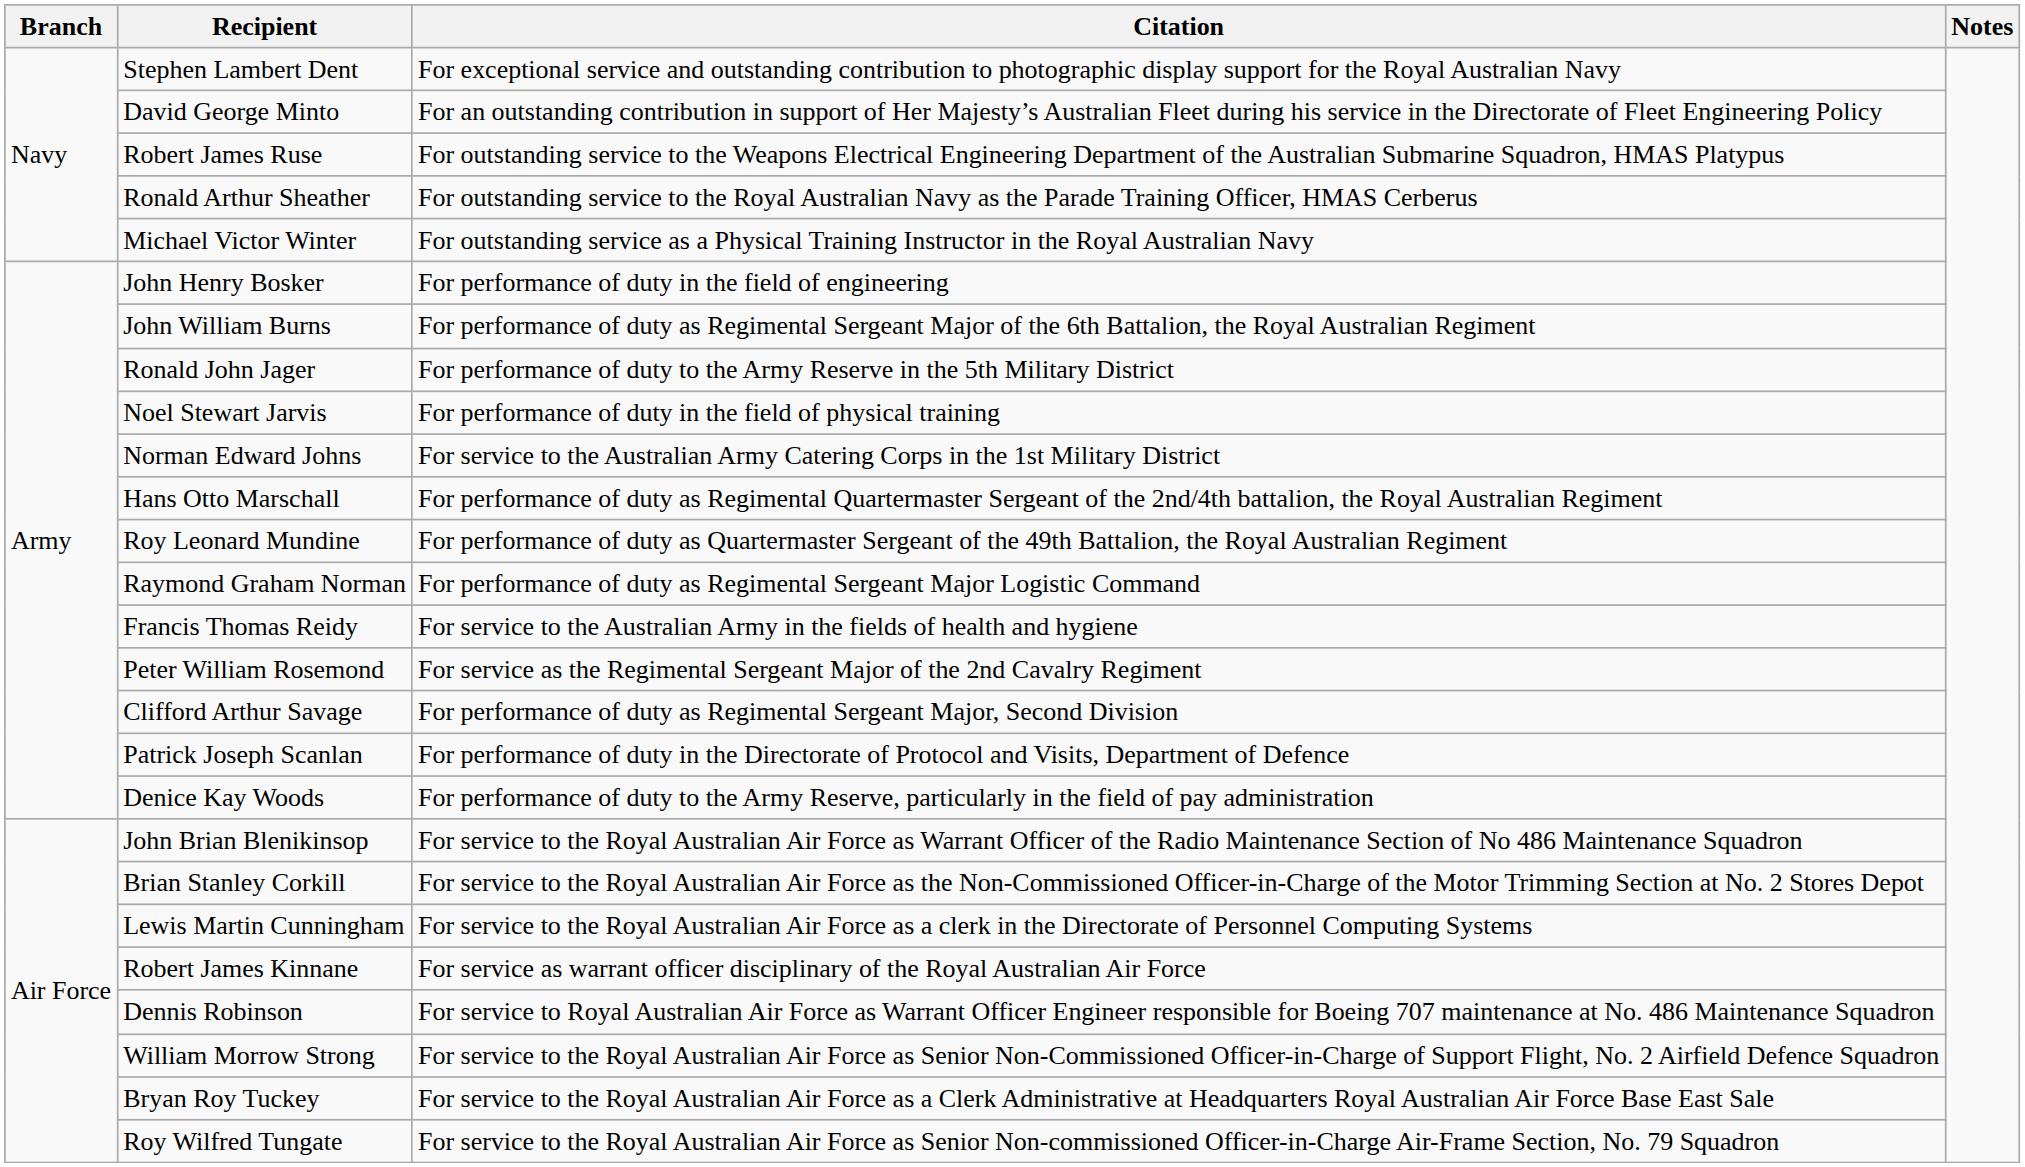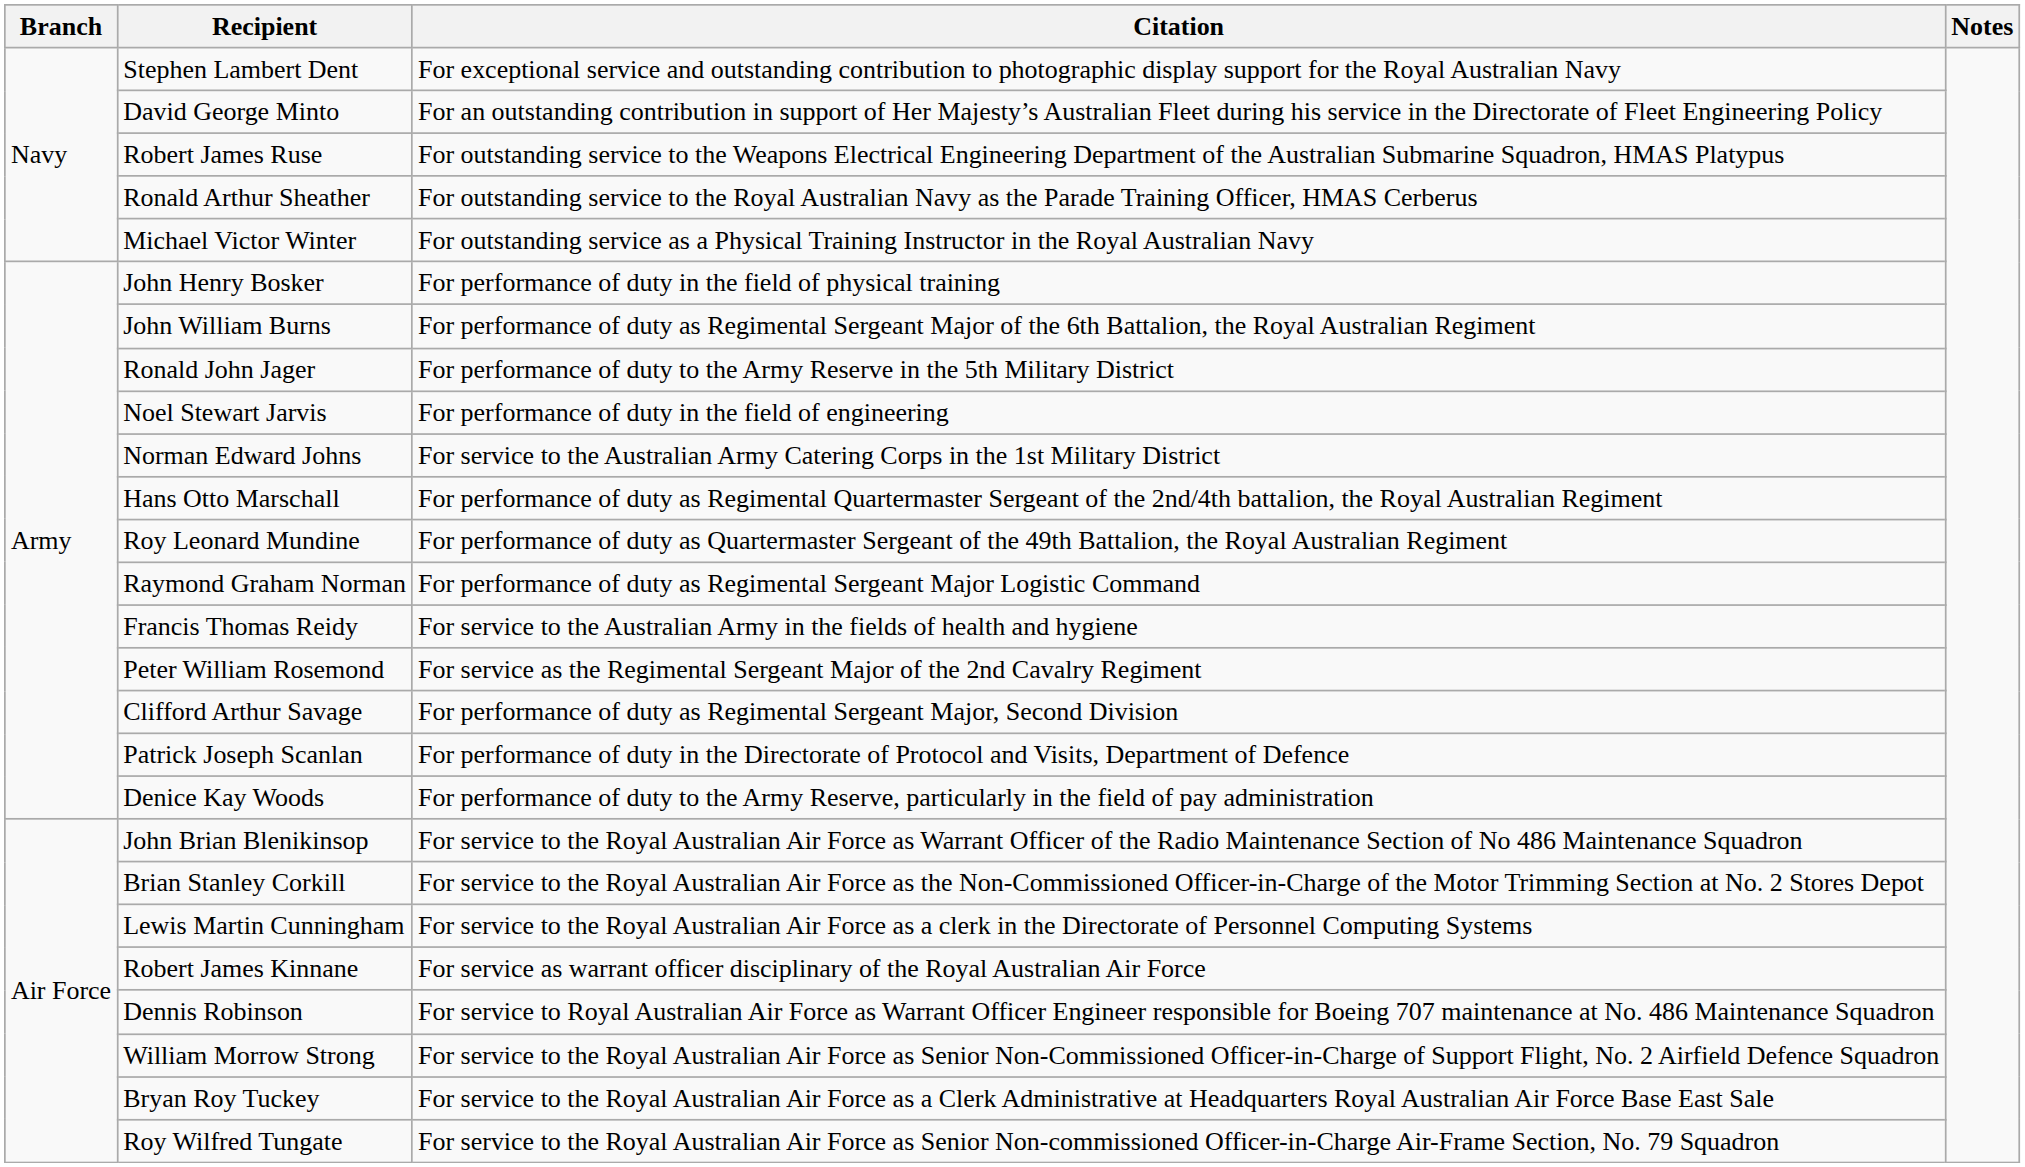(683, 283) For performance of duty in the field of engineering -> (709, 283) For performance of duty in the field of physical training
(709, 411) For performance of duty in the field of physical training -> (683, 411) For performance of duty in the field of engineering
